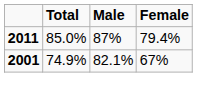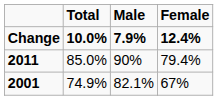+ row: (34, 38)
(107, 38) 87% -> (128, 60) 90%
